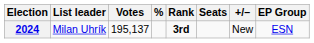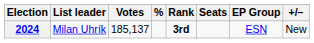columns swapped: (243, 12) <-> (282, 12)
(130, 29) 195,137 -> (130, 29) 185,137
